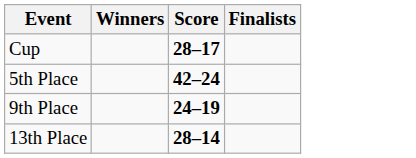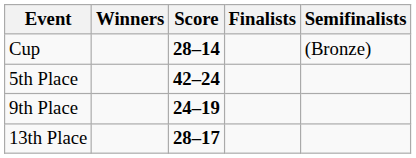+ column: (356, 19)
(196, 49) 28–17 -> (196, 49) 28–14
(196, 138) 28–14 -> (196, 138) 28–17
